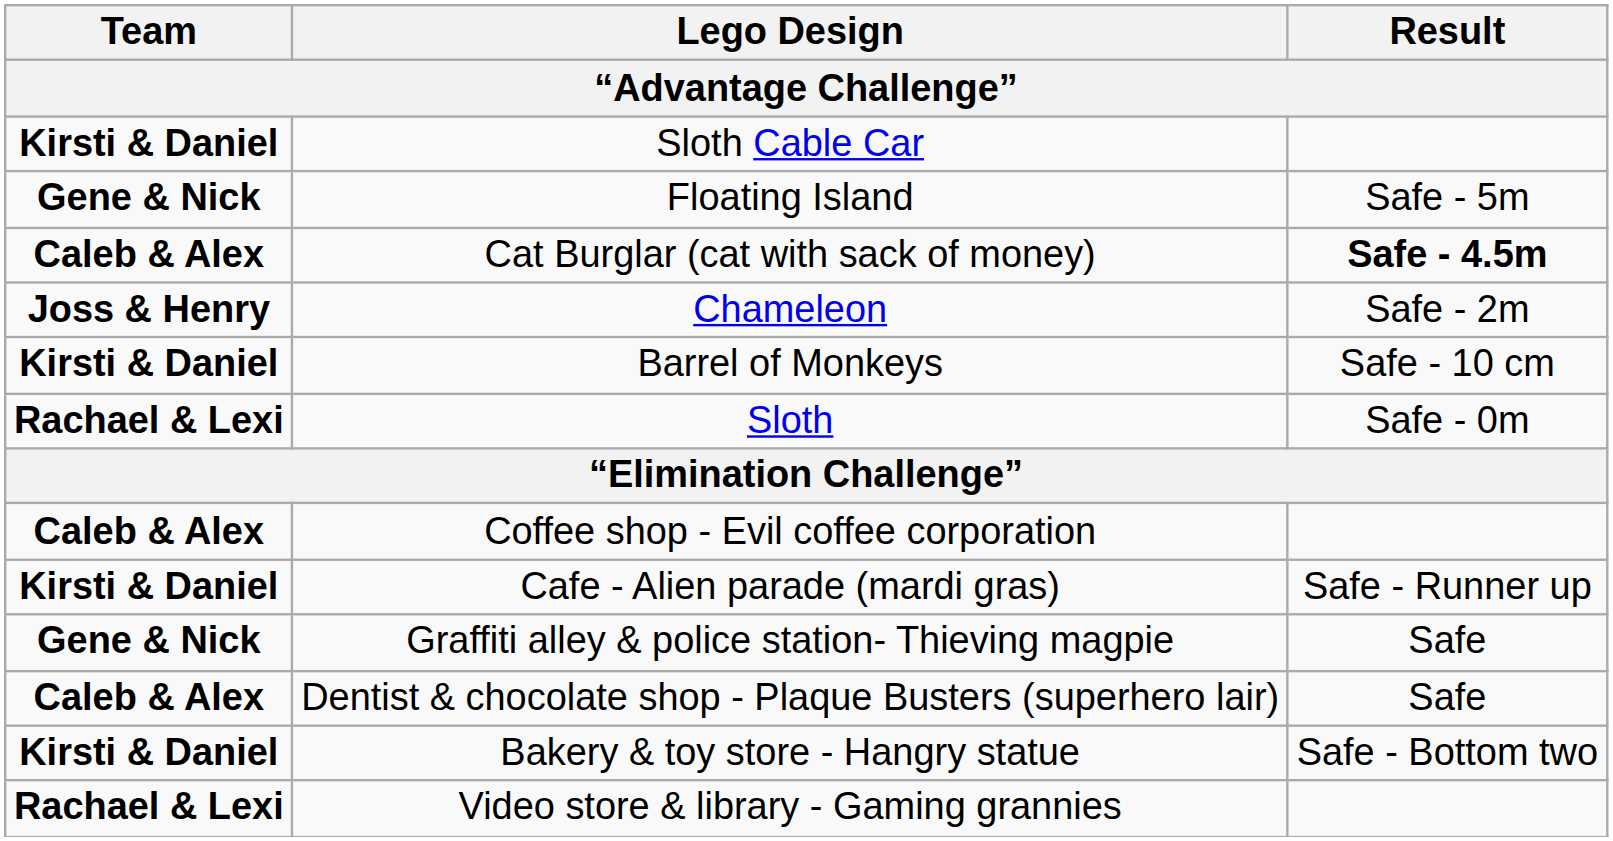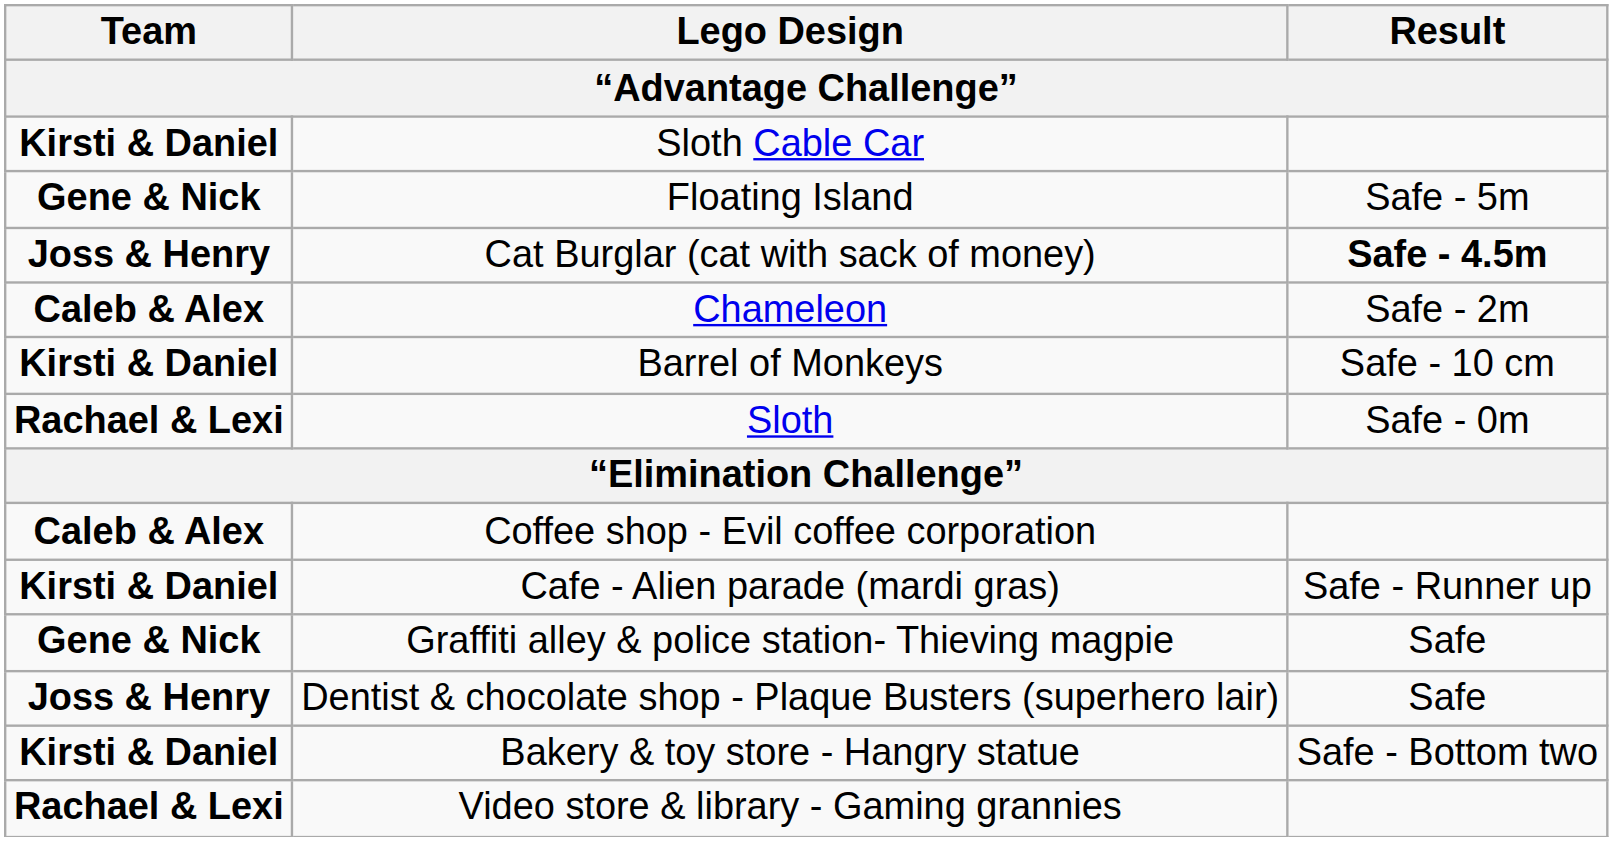(149, 253) Caleb & Alex -> (149, 253) Joss & Henry
(149, 309) Joss & Henry -> (149, 309) Caleb & Alex
(149, 696) Caleb & Alex -> (149, 696) Joss & Henry
